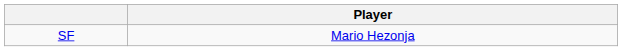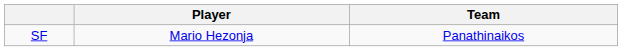+ column: (483, 14)
